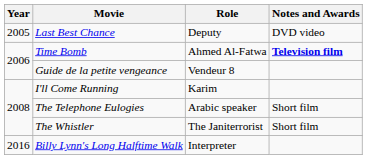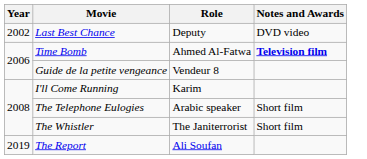(18, 33) 2005 -> (18, 33) 2002
- row: (109, 145)
+ row: (61, 145)
